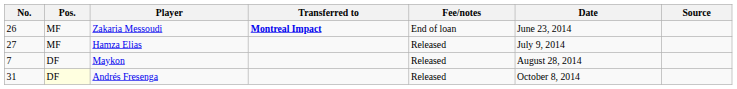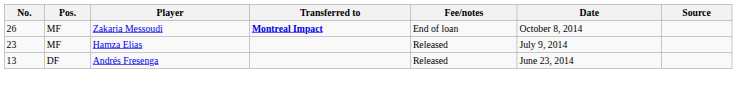(544, 28) June 23, 2014 -> (551, 28) October 8, 2014
(11, 44) 27 -> (11, 44) 23
- row: (109, 60)
(11, 76) 31 -> (11, 60) 13
(53, 76) lightyellow background -> (53, 60) no background
(548, 76) October 8, 2014 -> (547, 60) June 23, 2014
